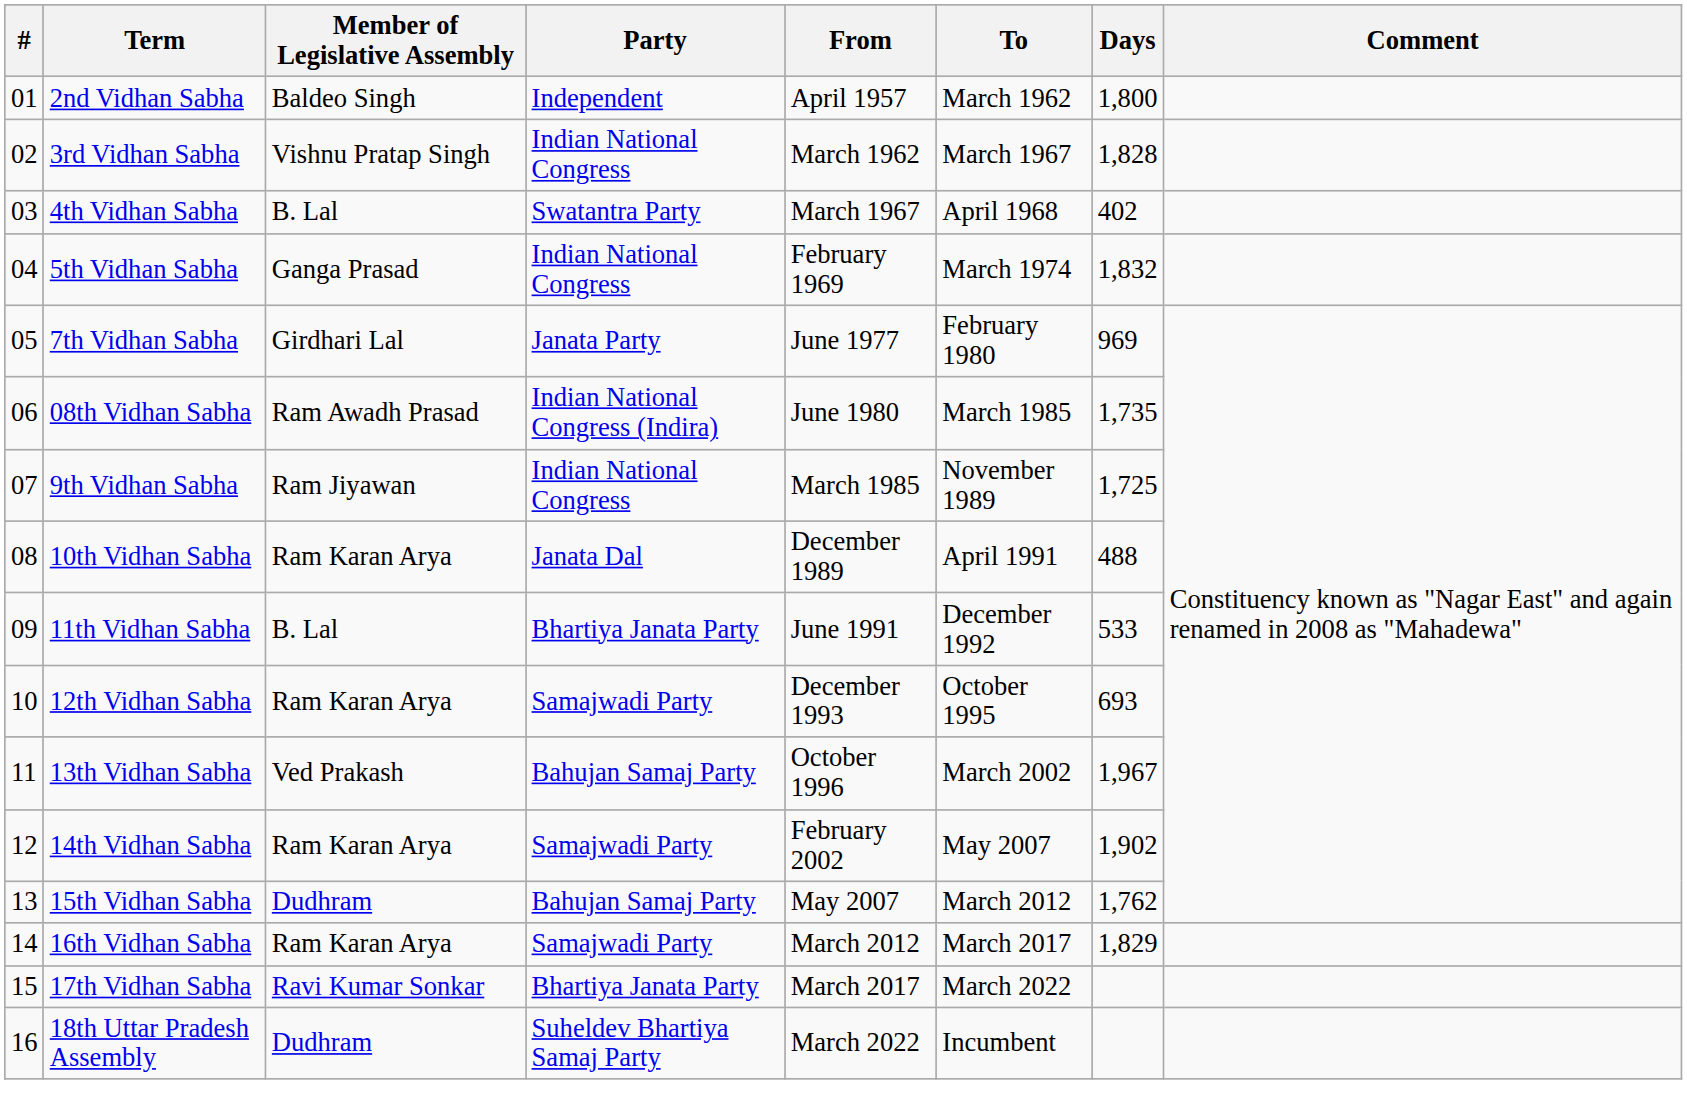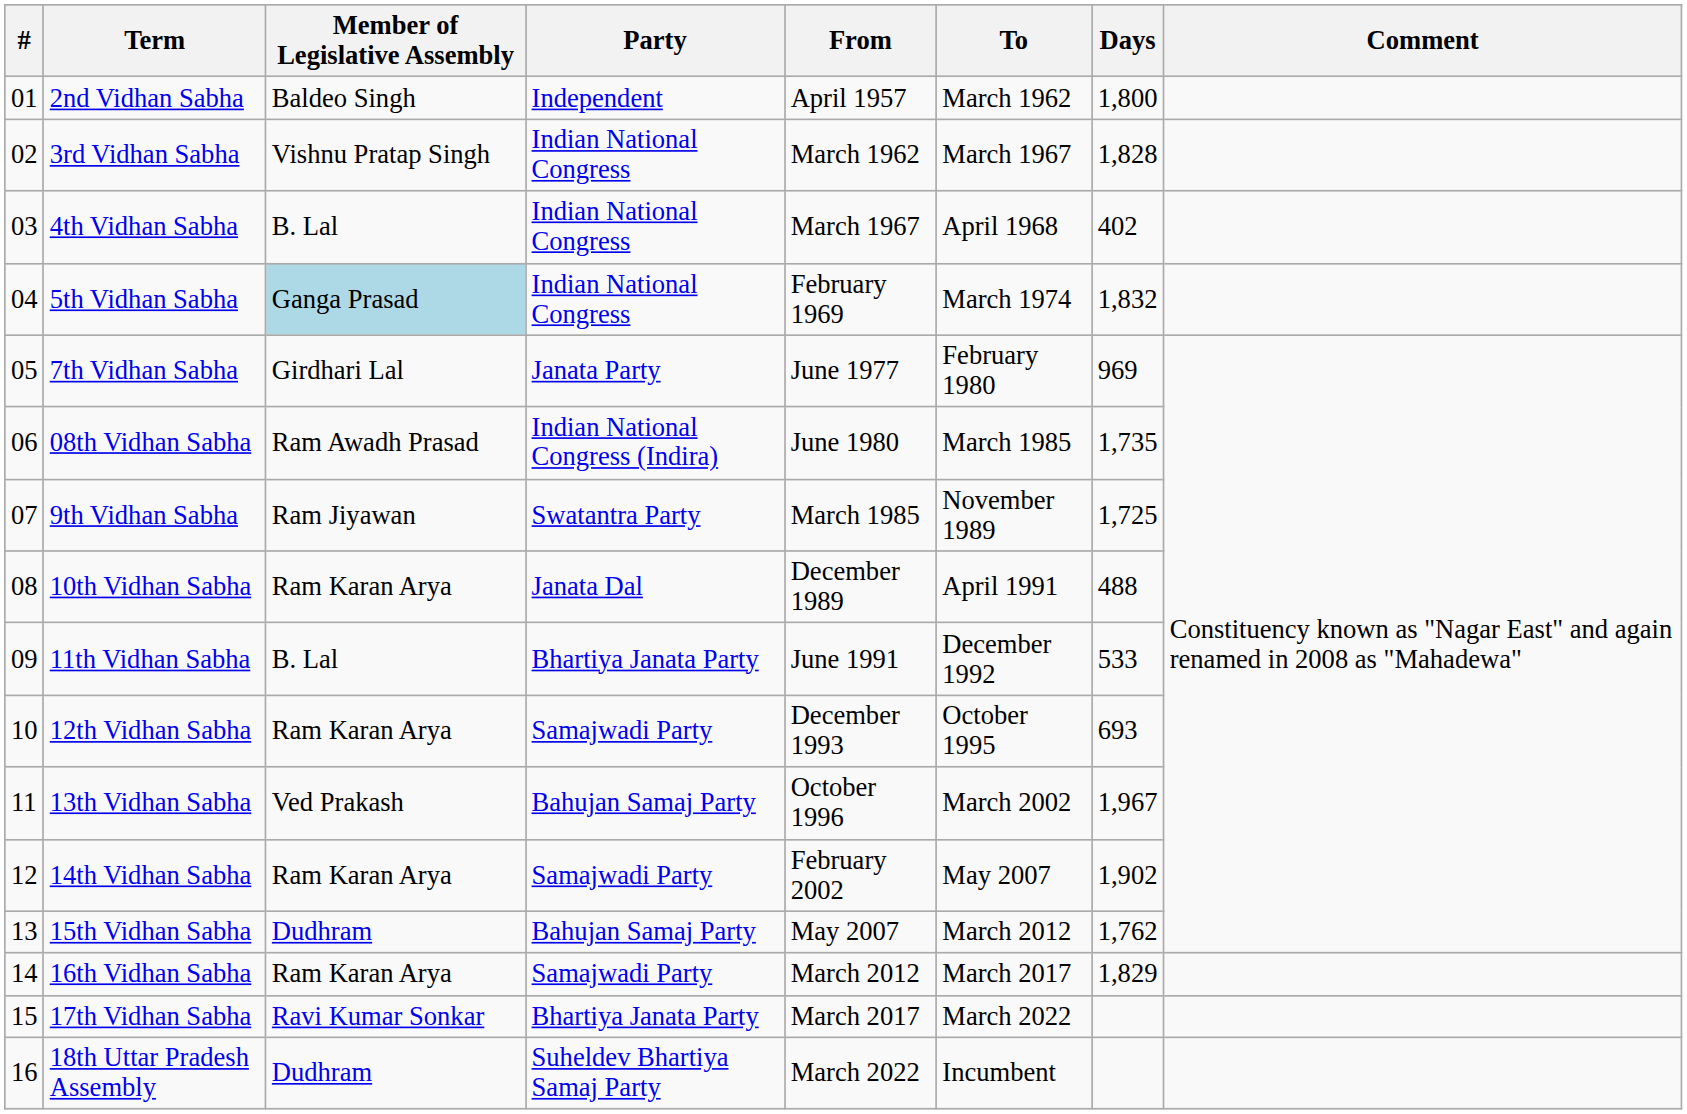(616, 211) Swatantra Party -> (615, 226) Indian National Congress
(345, 268) no background -> (345, 298) lightblue background
(615, 484) Indian National Congress -> (616, 514) Swatantra Party
